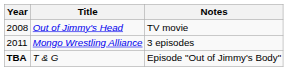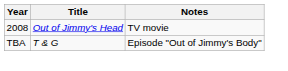- row: (88, 43)
(17, 58) bold -> (16, 43) normal
